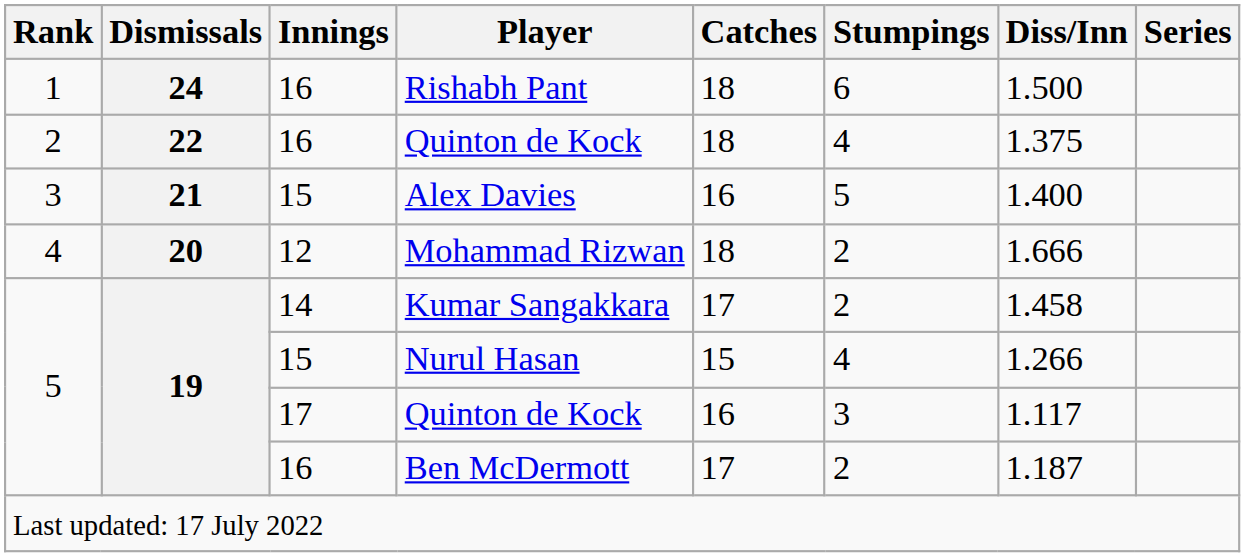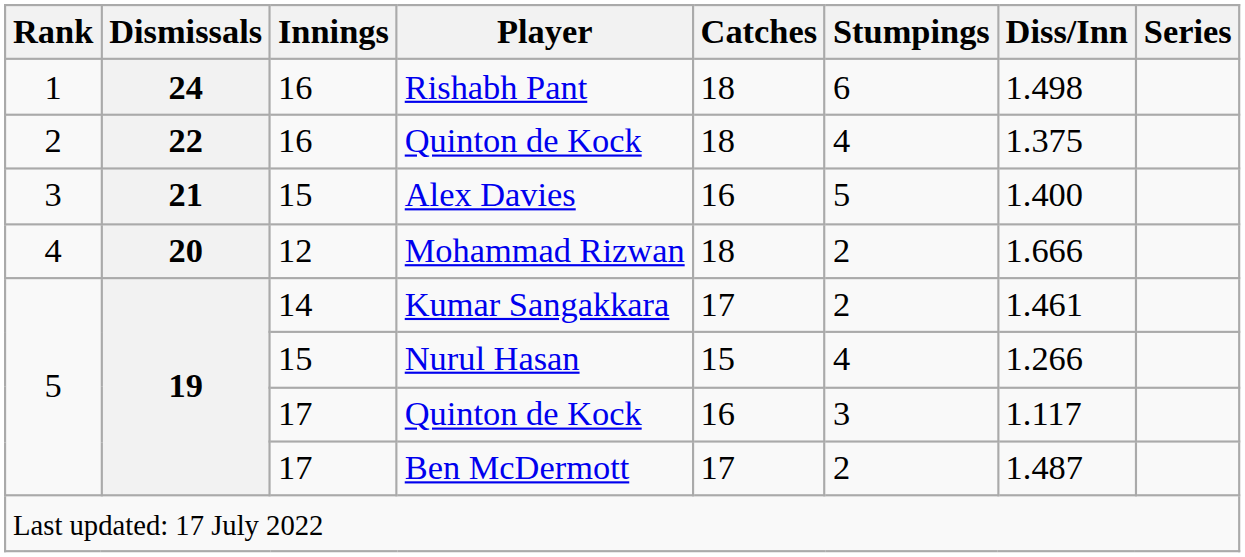(1044, 86) 1.500 -> (1044, 86) 1.498
(1044, 304) 1.458 -> (1044, 304) 1.461
(295, 468) 16 -> (295, 468) 17
(1044, 468) 1.187 -> (1044, 468) 1.487
